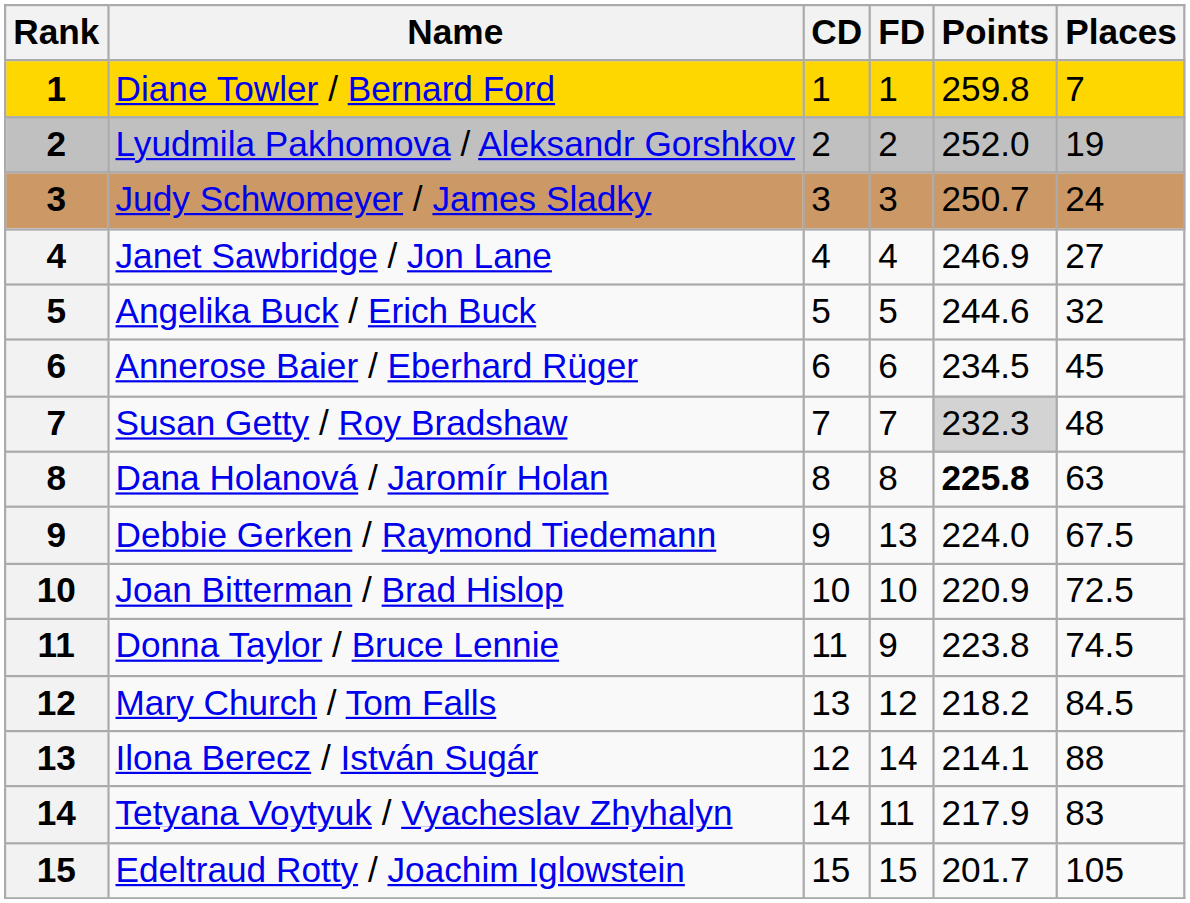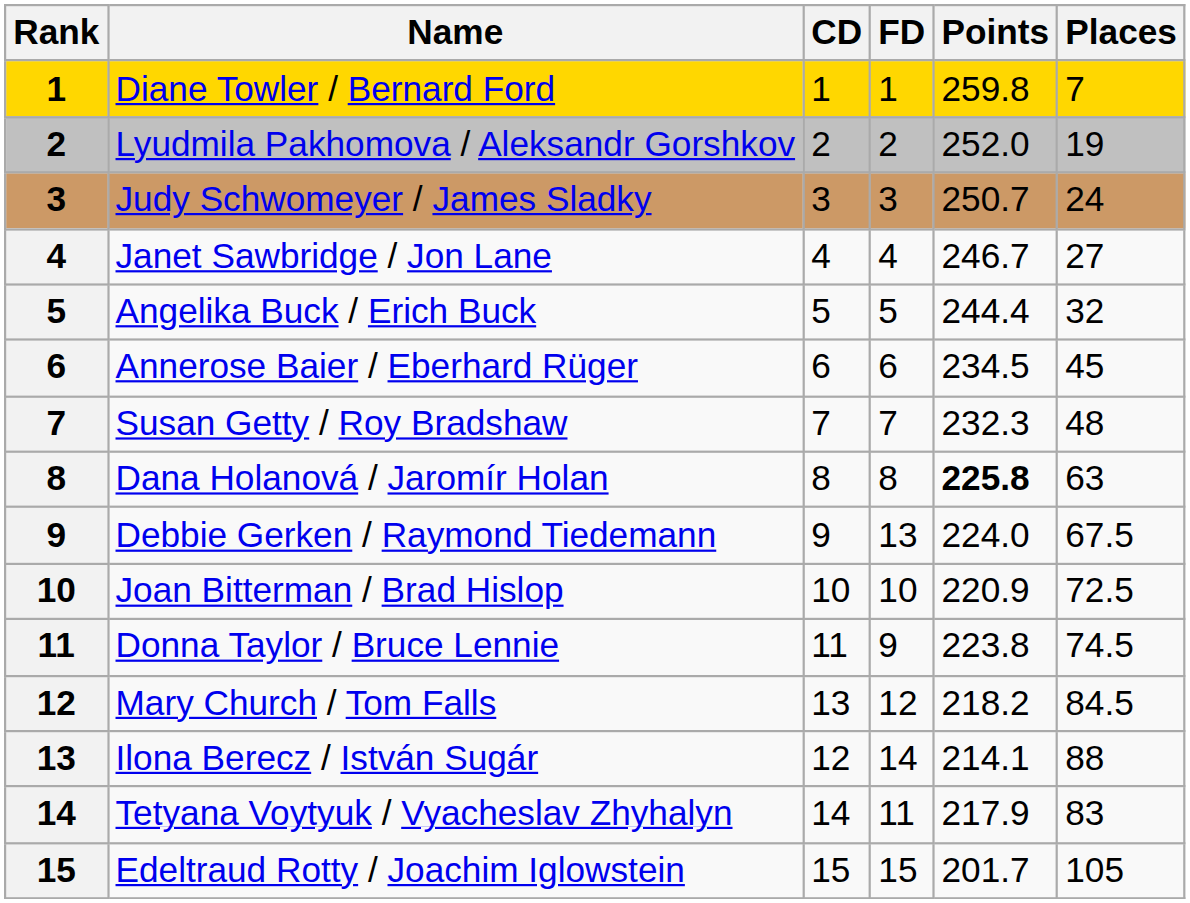(986, 255) 246.9 -> (986, 255) 246.7
(986, 311) 244.6 -> (986, 311) 244.4
(986, 423) lightgrey background -> (986, 423) no background
